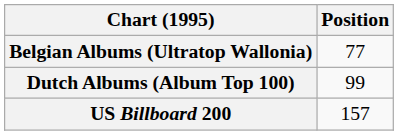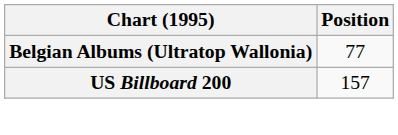- row: (161, 82)
